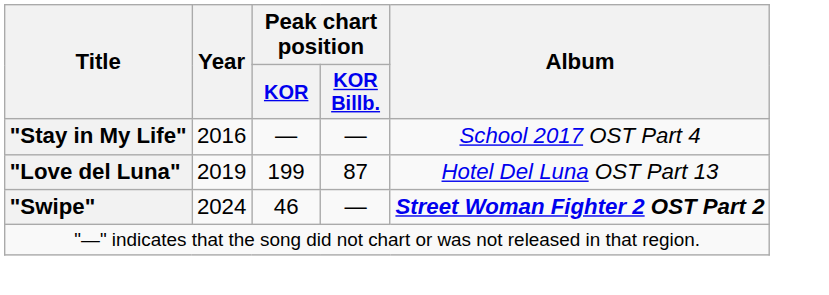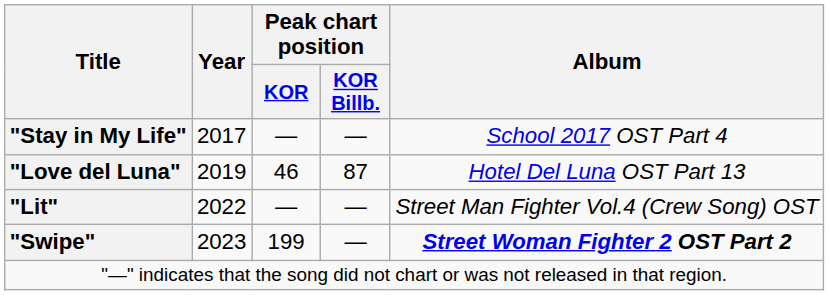(222, 136) 2016 -> (222, 136) 2017
(286, 171) 199 -> (286, 171) 46
+ row: (34, 206)
(222, 206) 2024 -> (222, 242) 2023
(286, 206) 46 -> (286, 242) 199
